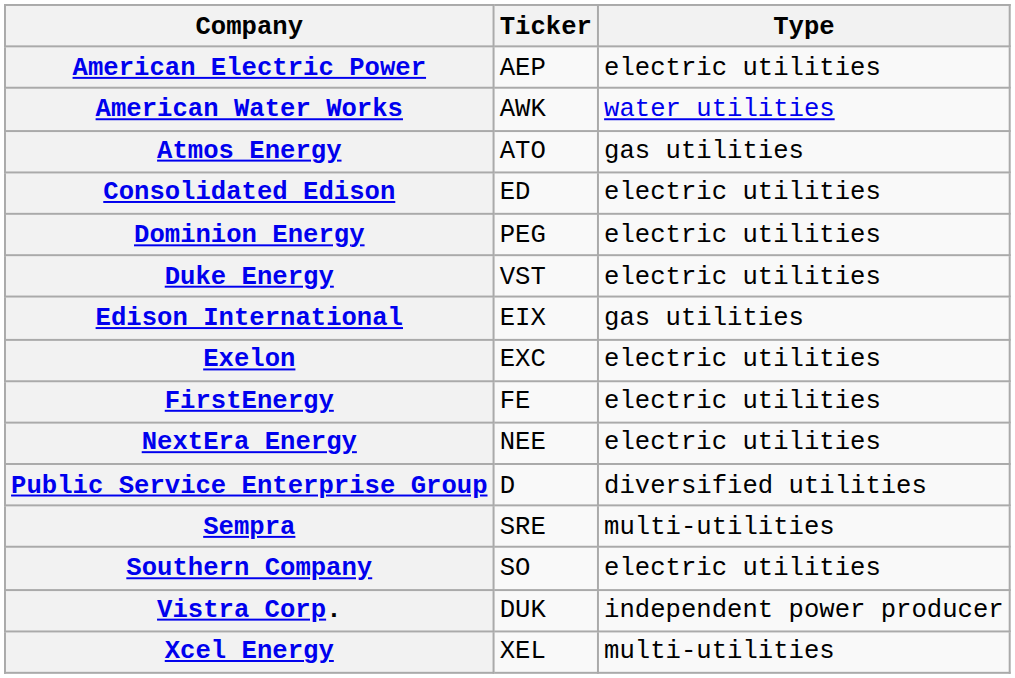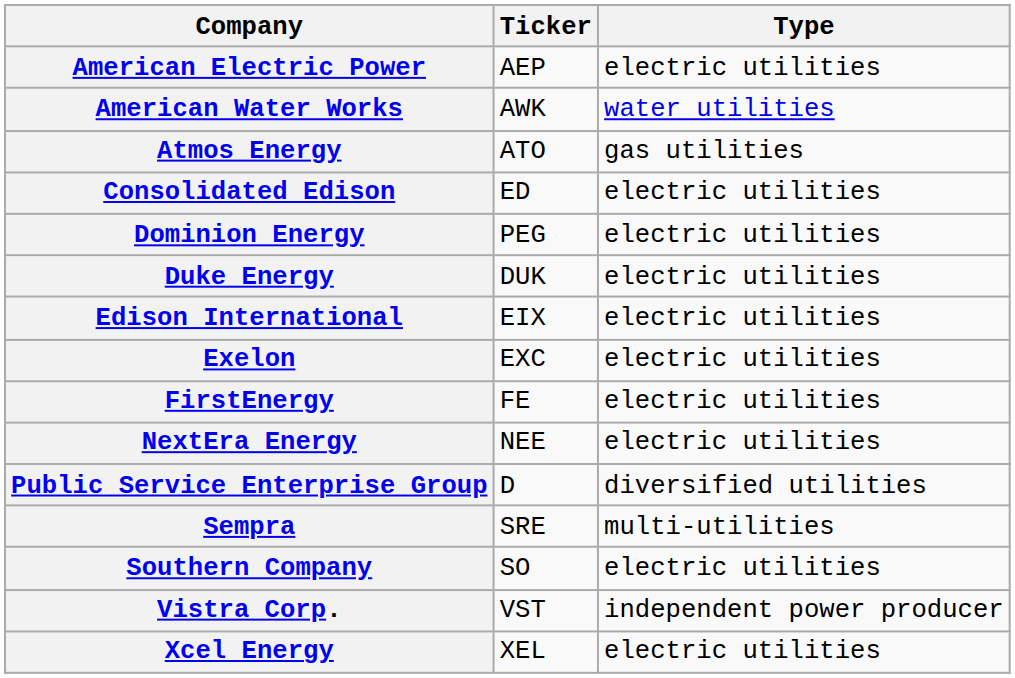(523, 276) VST -> (523, 276) DUK
(704, 318) gas utilities -> (742, 318) electric utilities
(523, 610) DUK -> (523, 610) VST
(719, 652) multi-utilities -> (742, 652) electric utilities
